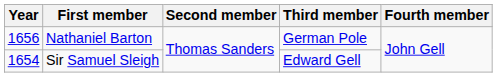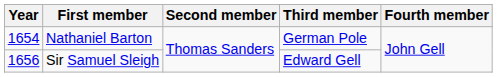(24, 38) 1656 -> (24, 38) 1654
(24, 60) 1654 -> (24, 60) 1656
